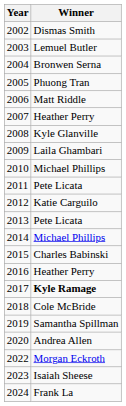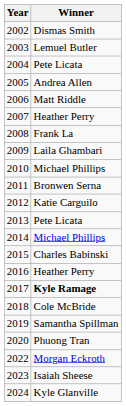(67, 64) Bronwen Serna -> (58, 64) Pete Licata
(62, 82) Phuong Tran -> (63, 82) Andrea Allen
(66, 133) Kyle Glanville -> (53, 133) Frank La
(58, 185) Pete Licata -> (67, 185) Bronwen Serna
(63, 340) Andrea Allen -> (62, 340) Phuong Tran
(53, 392) Frank La -> (66, 392) Kyle Glanville
